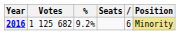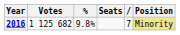(85, 24) 9.2% -> (85, 24) 9.8%
(129, 24) 6 -> (129, 24) 7
